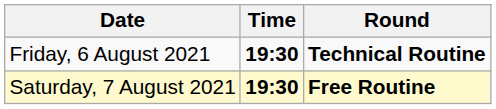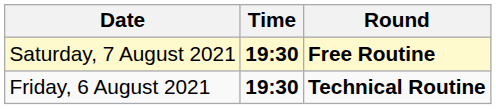rows swapped: (110, 53) <-> (123, 86)
